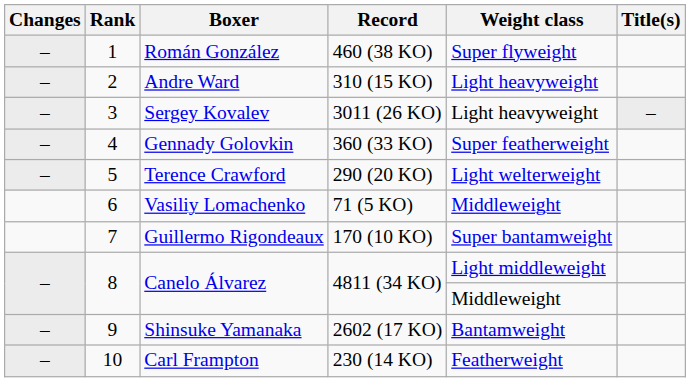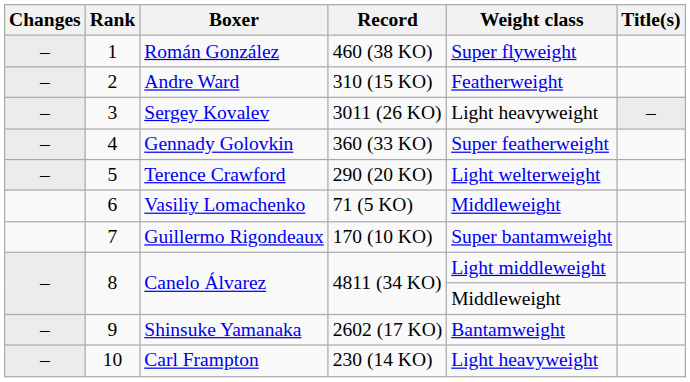(525, 81) Light heavyweight -> (507, 81) Featherweight
(507, 360) Featherweight -> (525, 360) Light heavyweight
